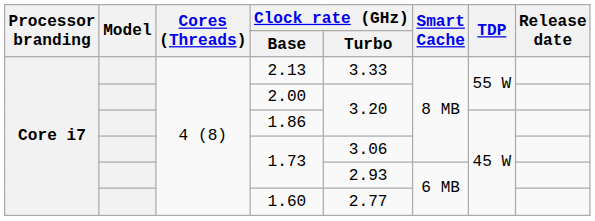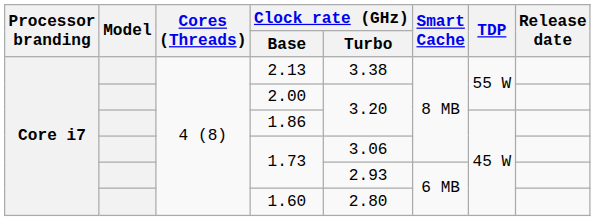(368, 70) 3.33 -> (368, 70) 3.38
(368, 202) 2.77 -> (368, 202) 2.80
